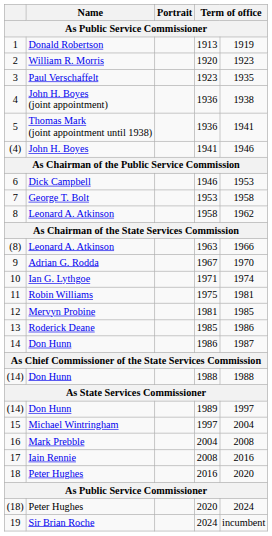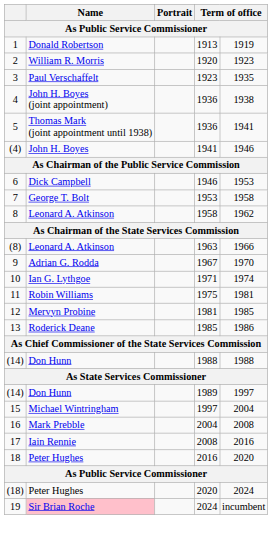- row: (15, 344)
(61, 522) no background -> (61, 506) pink background
